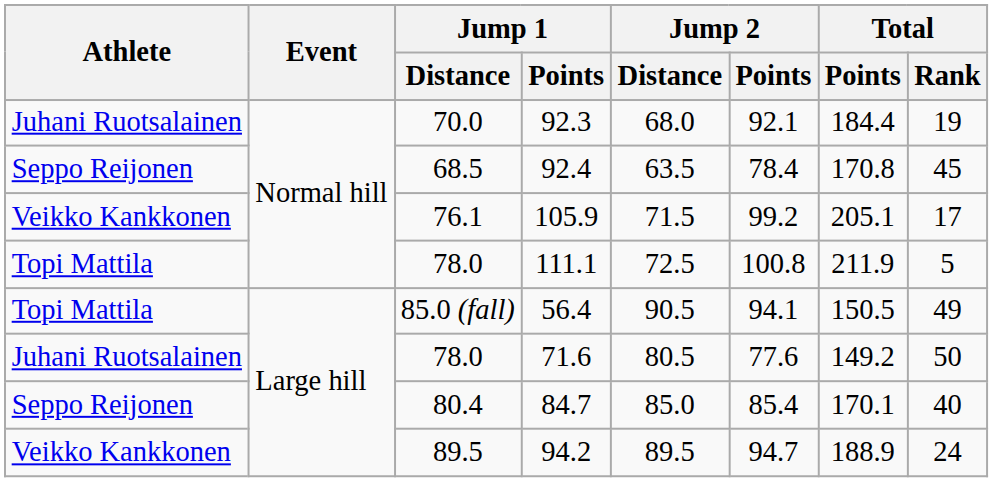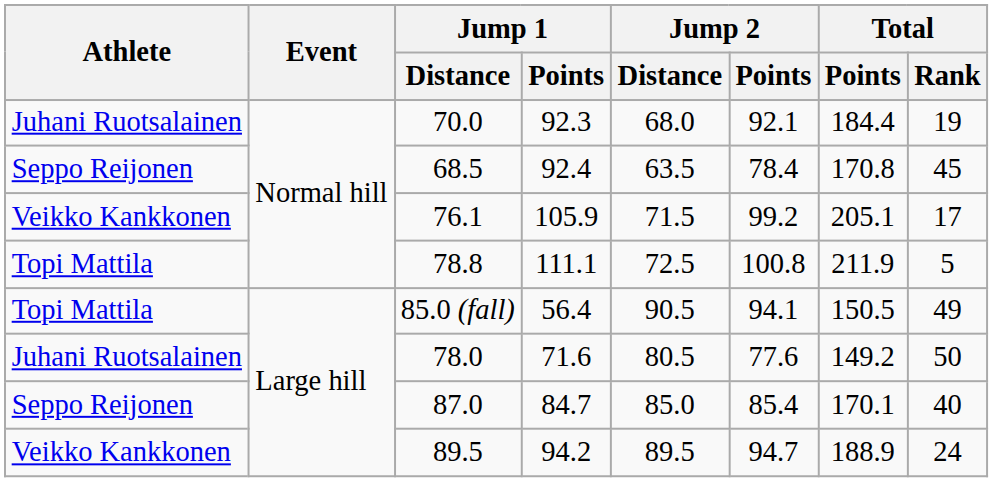(458, 263) 78.0 -> (458, 263) 78.8
(458, 404) 80.4 -> (458, 404) 87.0
